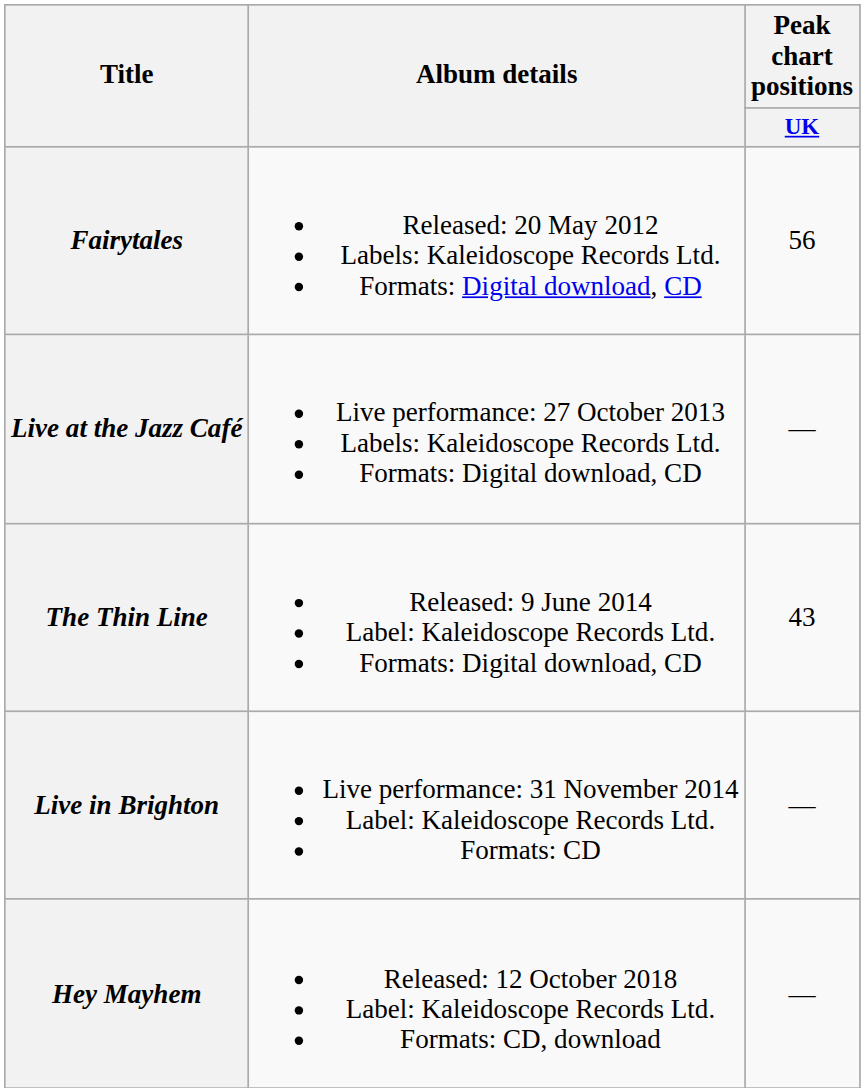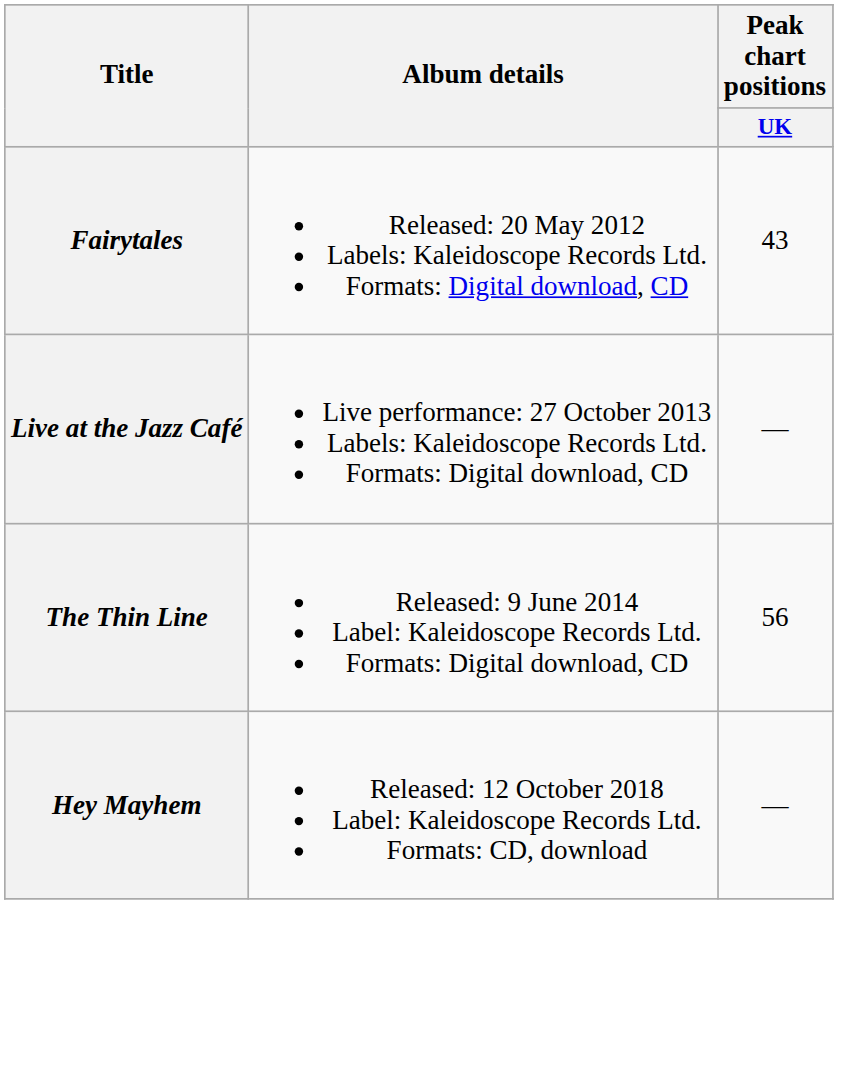(802, 240) 56 -> (775, 240) 43
(802, 616) 43 -> (775, 616) 56
- row: (127, 804)
